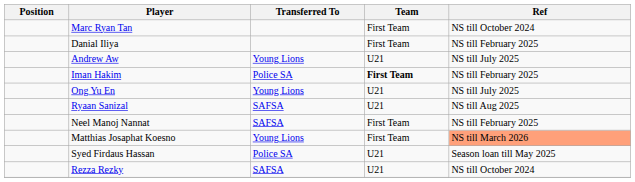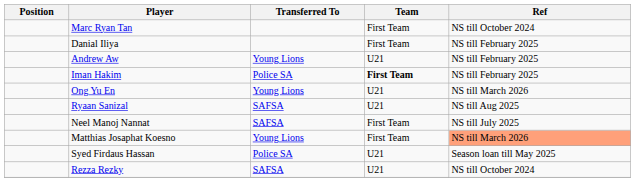(485, 59) NS till July 2025 -> (495, 59) NS till February 2025
(485, 91) NS till July 2025 -> (490, 91) NS till March 2026
(495, 122) NS till February 2025 -> (485, 122) NS till July 2025
